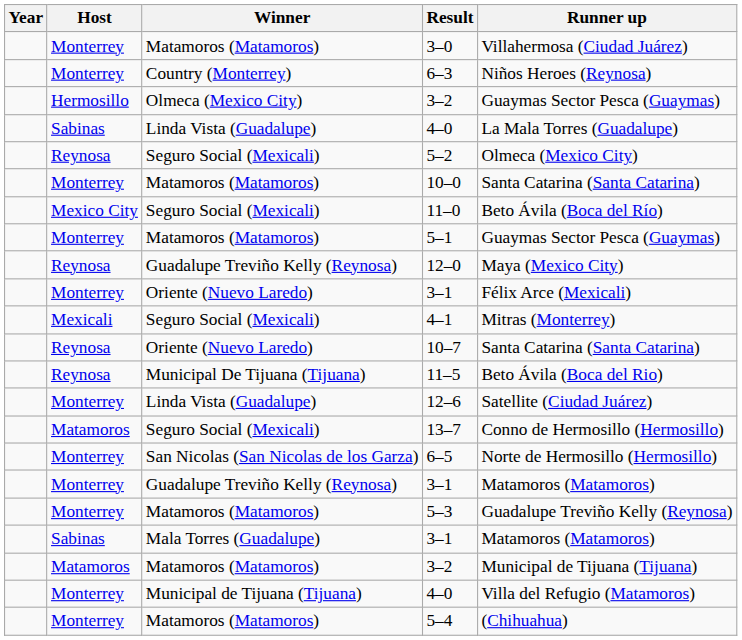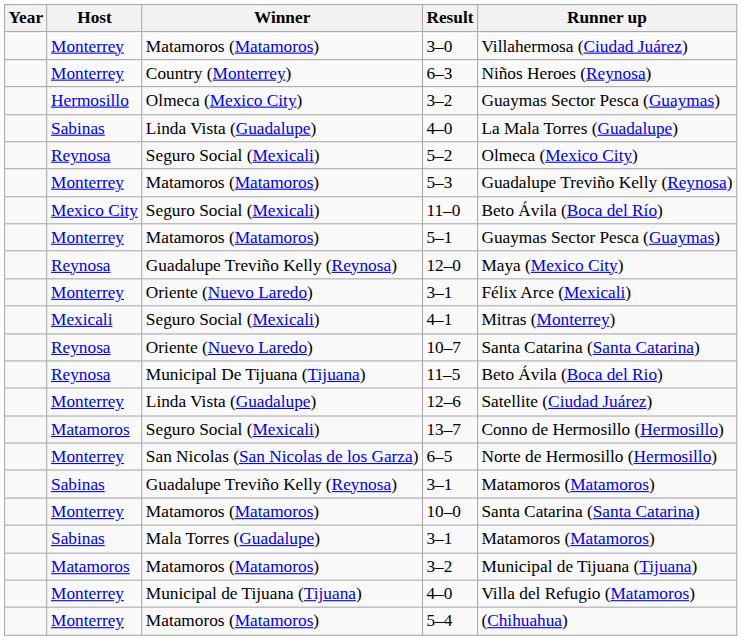rows swapped: (232, 182) <-> (232, 511)
(87, 484) Monterrey -> (78, 484) Sabinas
